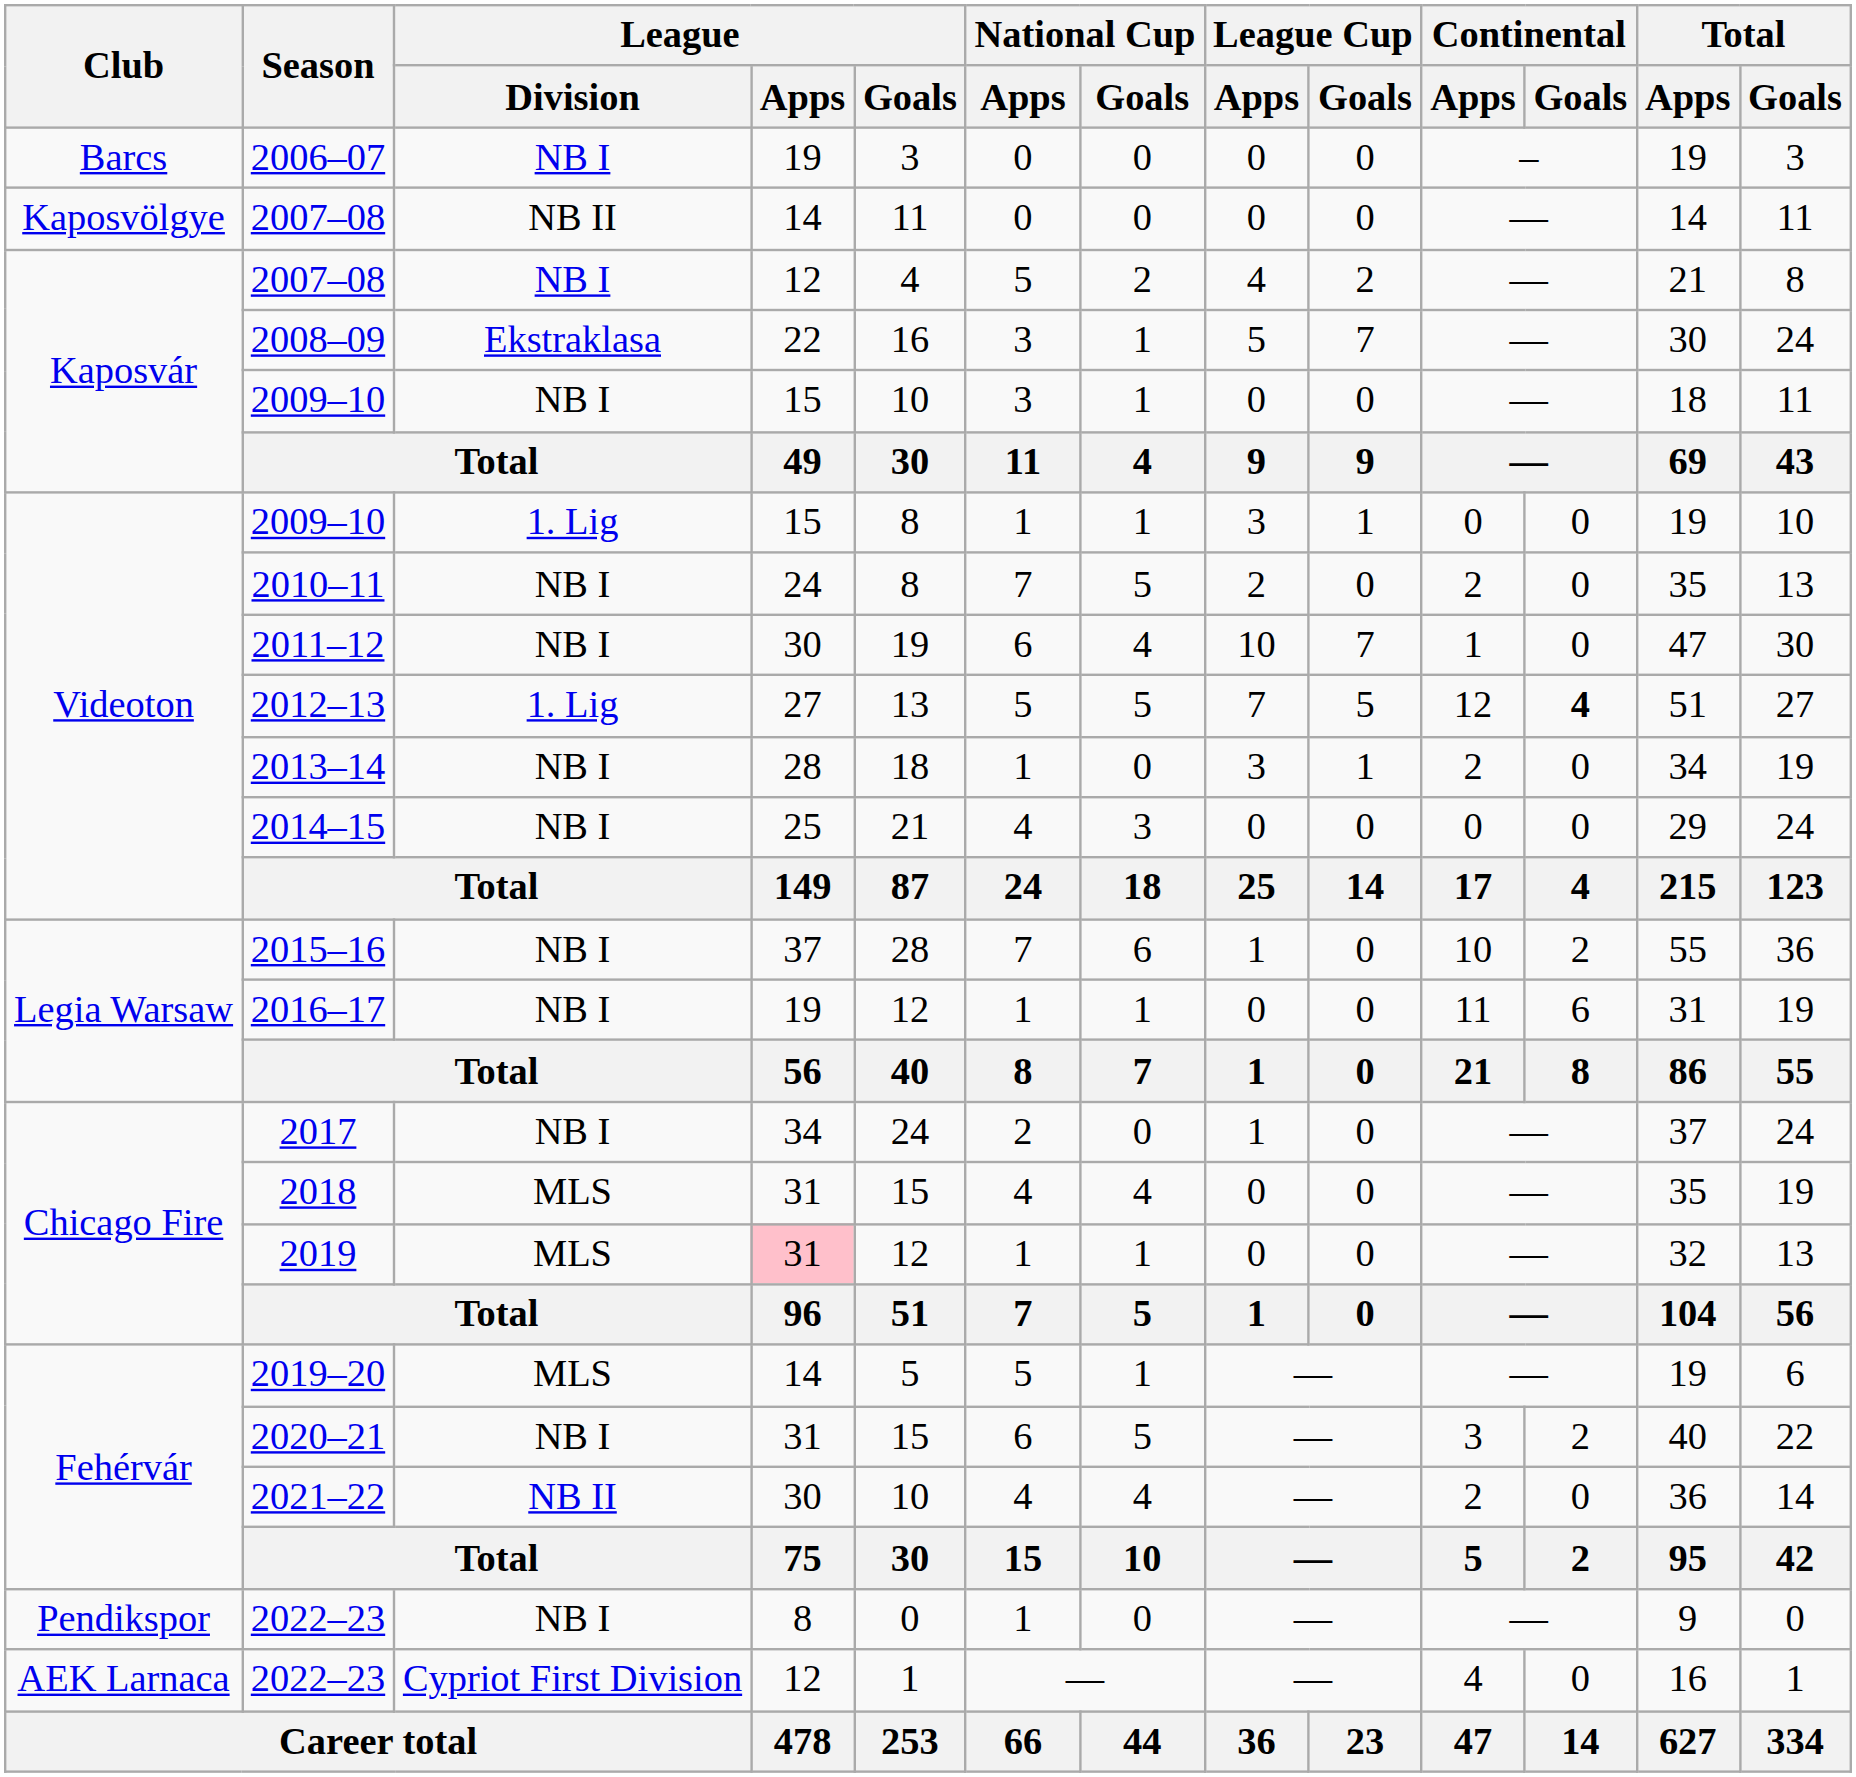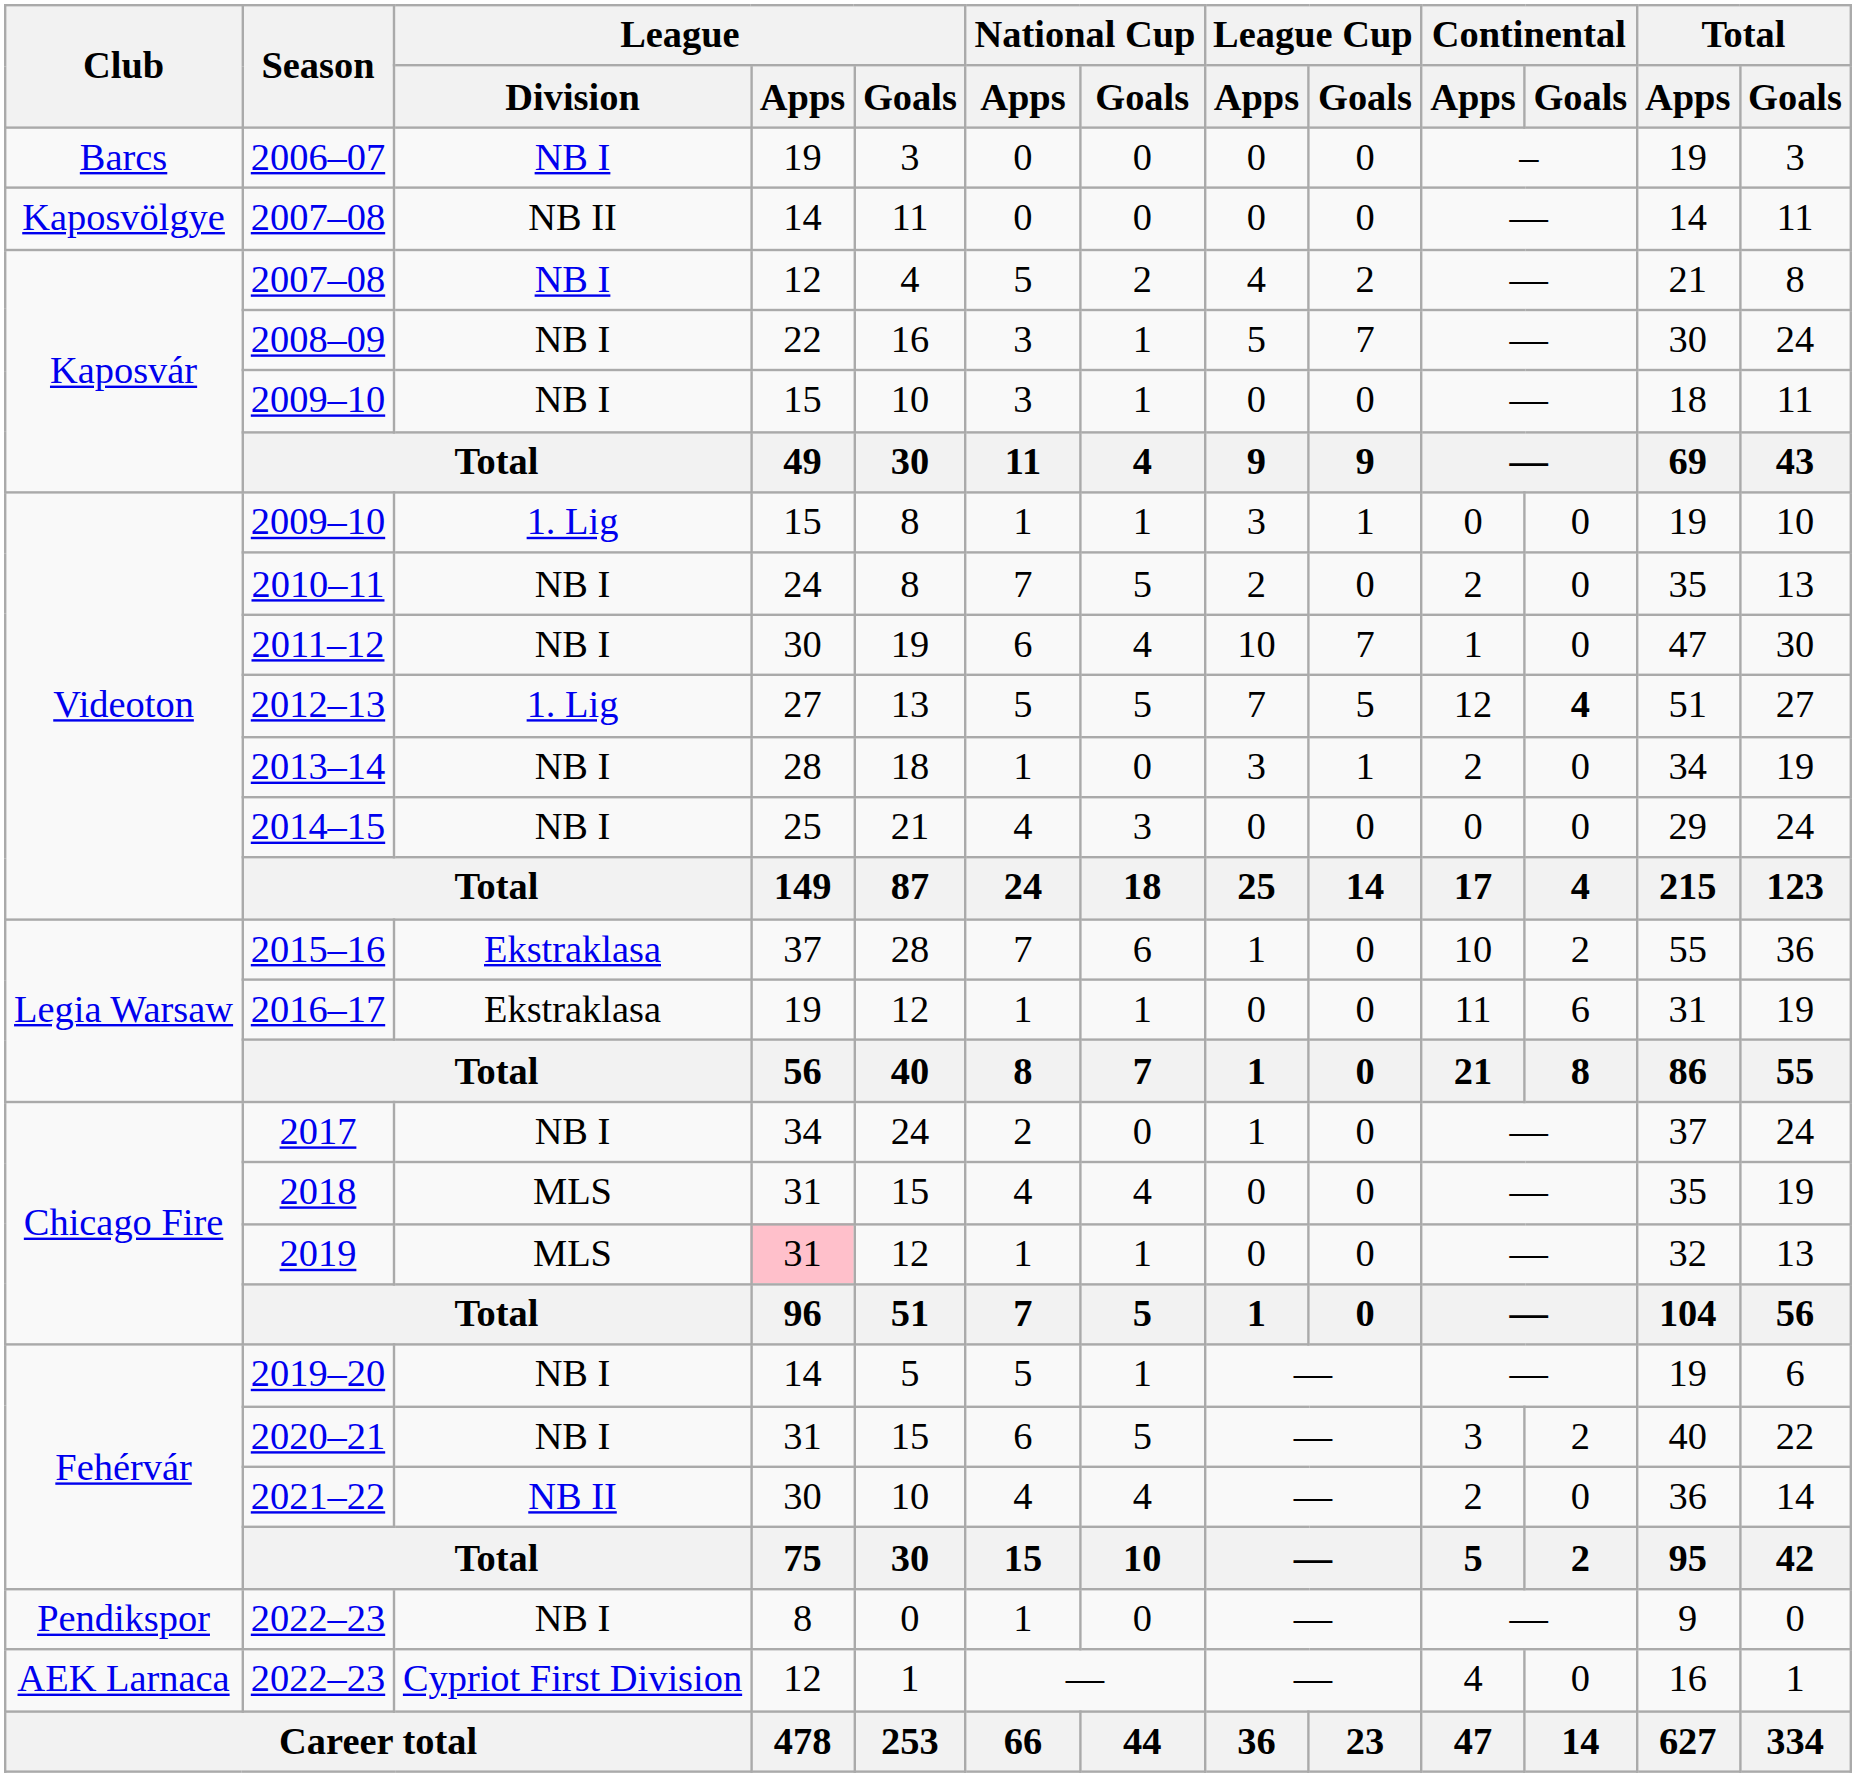(572, 339) Ekstraklasa -> (572, 339) NB I
(572, 948) NB I -> (572, 948) Ekstraklasa
(572, 1009) NB I -> (573, 1009) Ekstraklasa
(573, 1374) MLS -> (572, 1374) NB I
